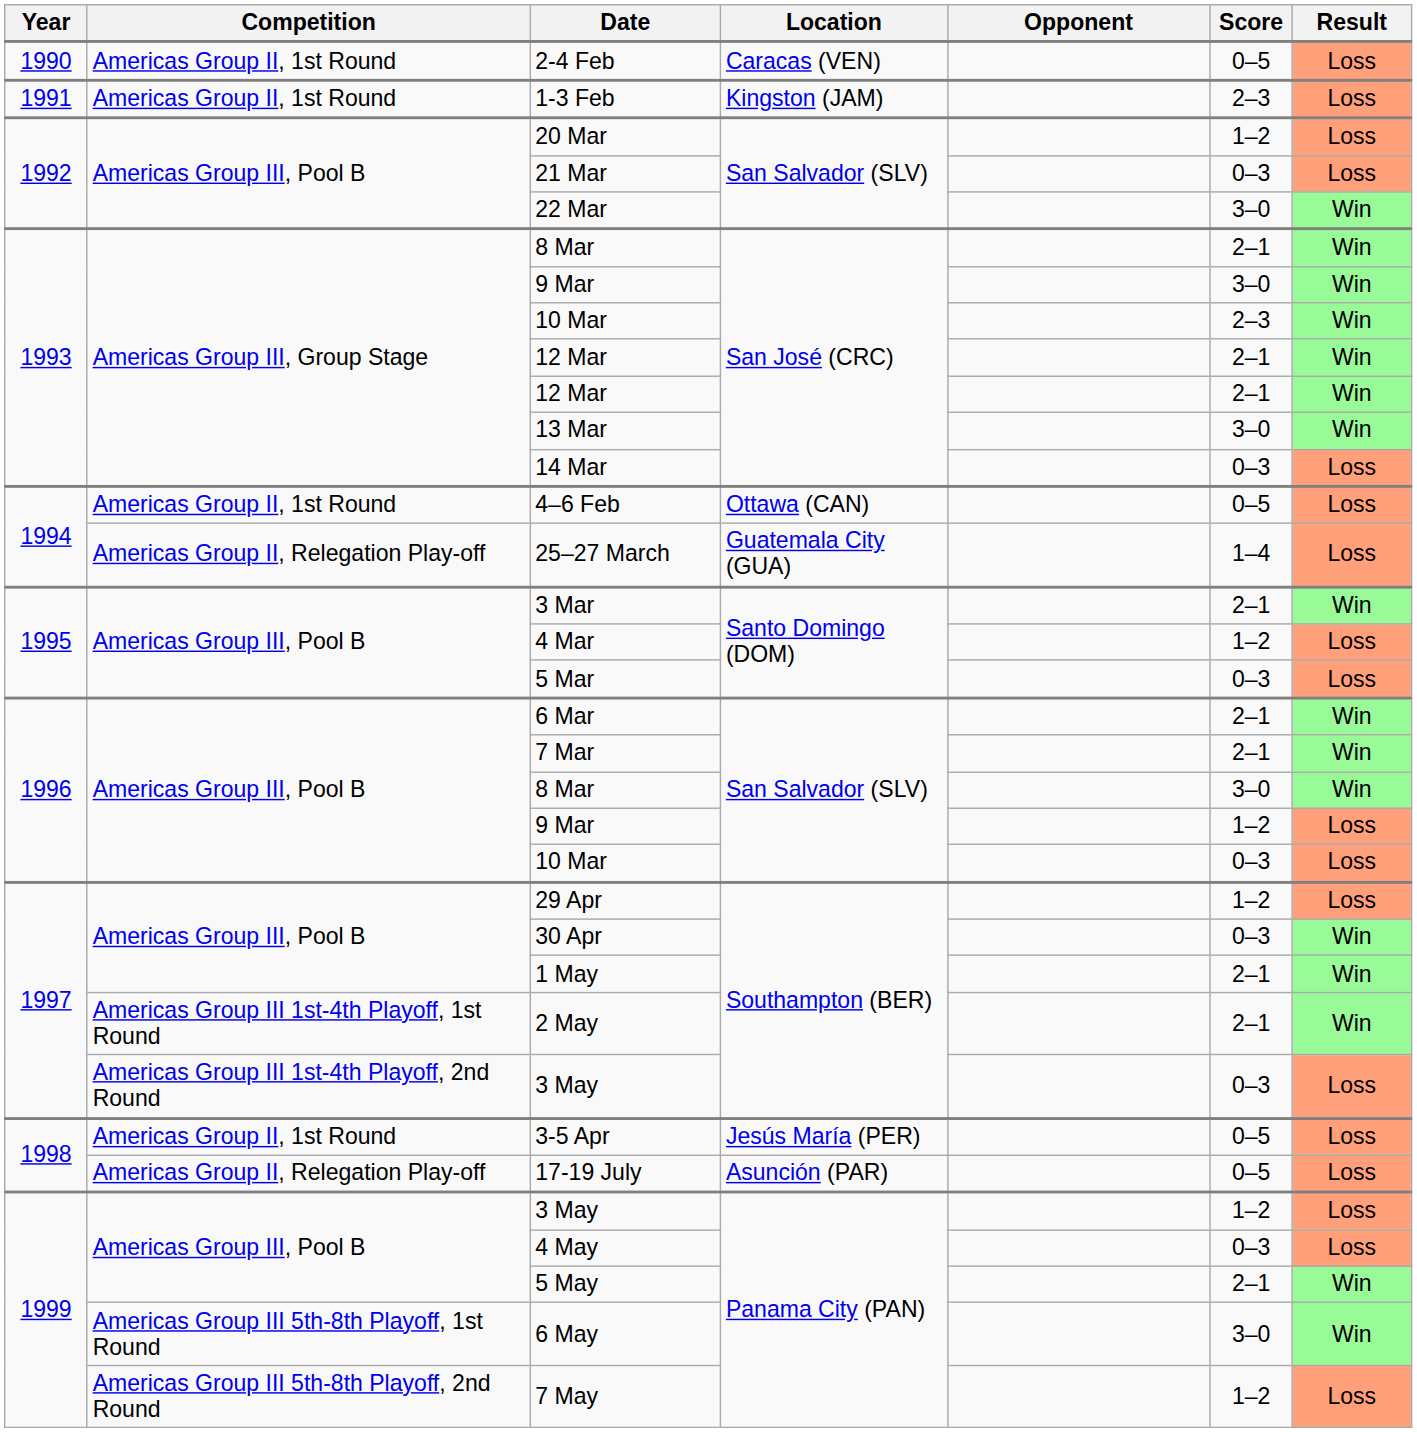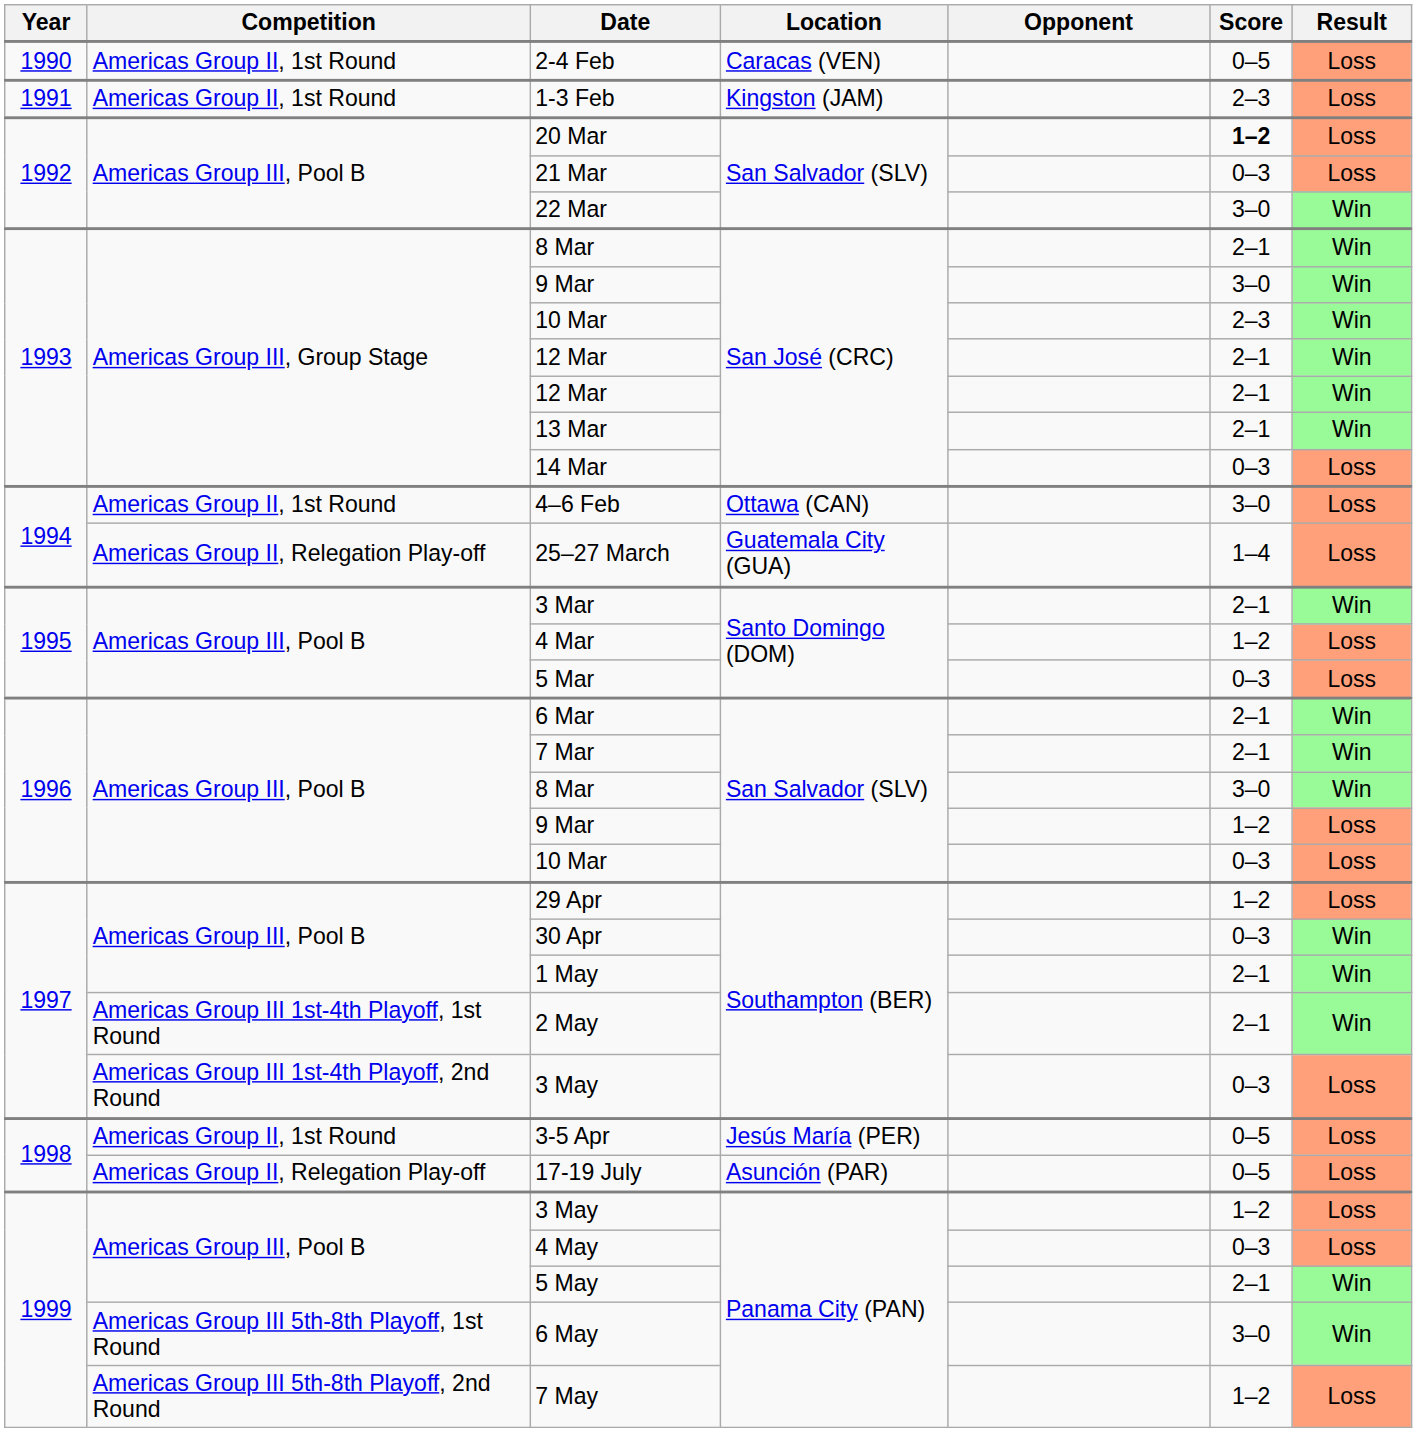(1251, 136) normal -> (1251, 136) bold
(1251, 430) 3–0 -> (1251, 430) 2–1
(1251, 504) 0–5 -> (1251, 504) 3–0
